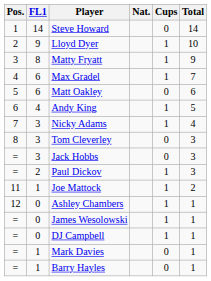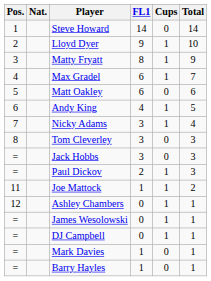columns swapped: (141, 12) <-> (38, 12)
